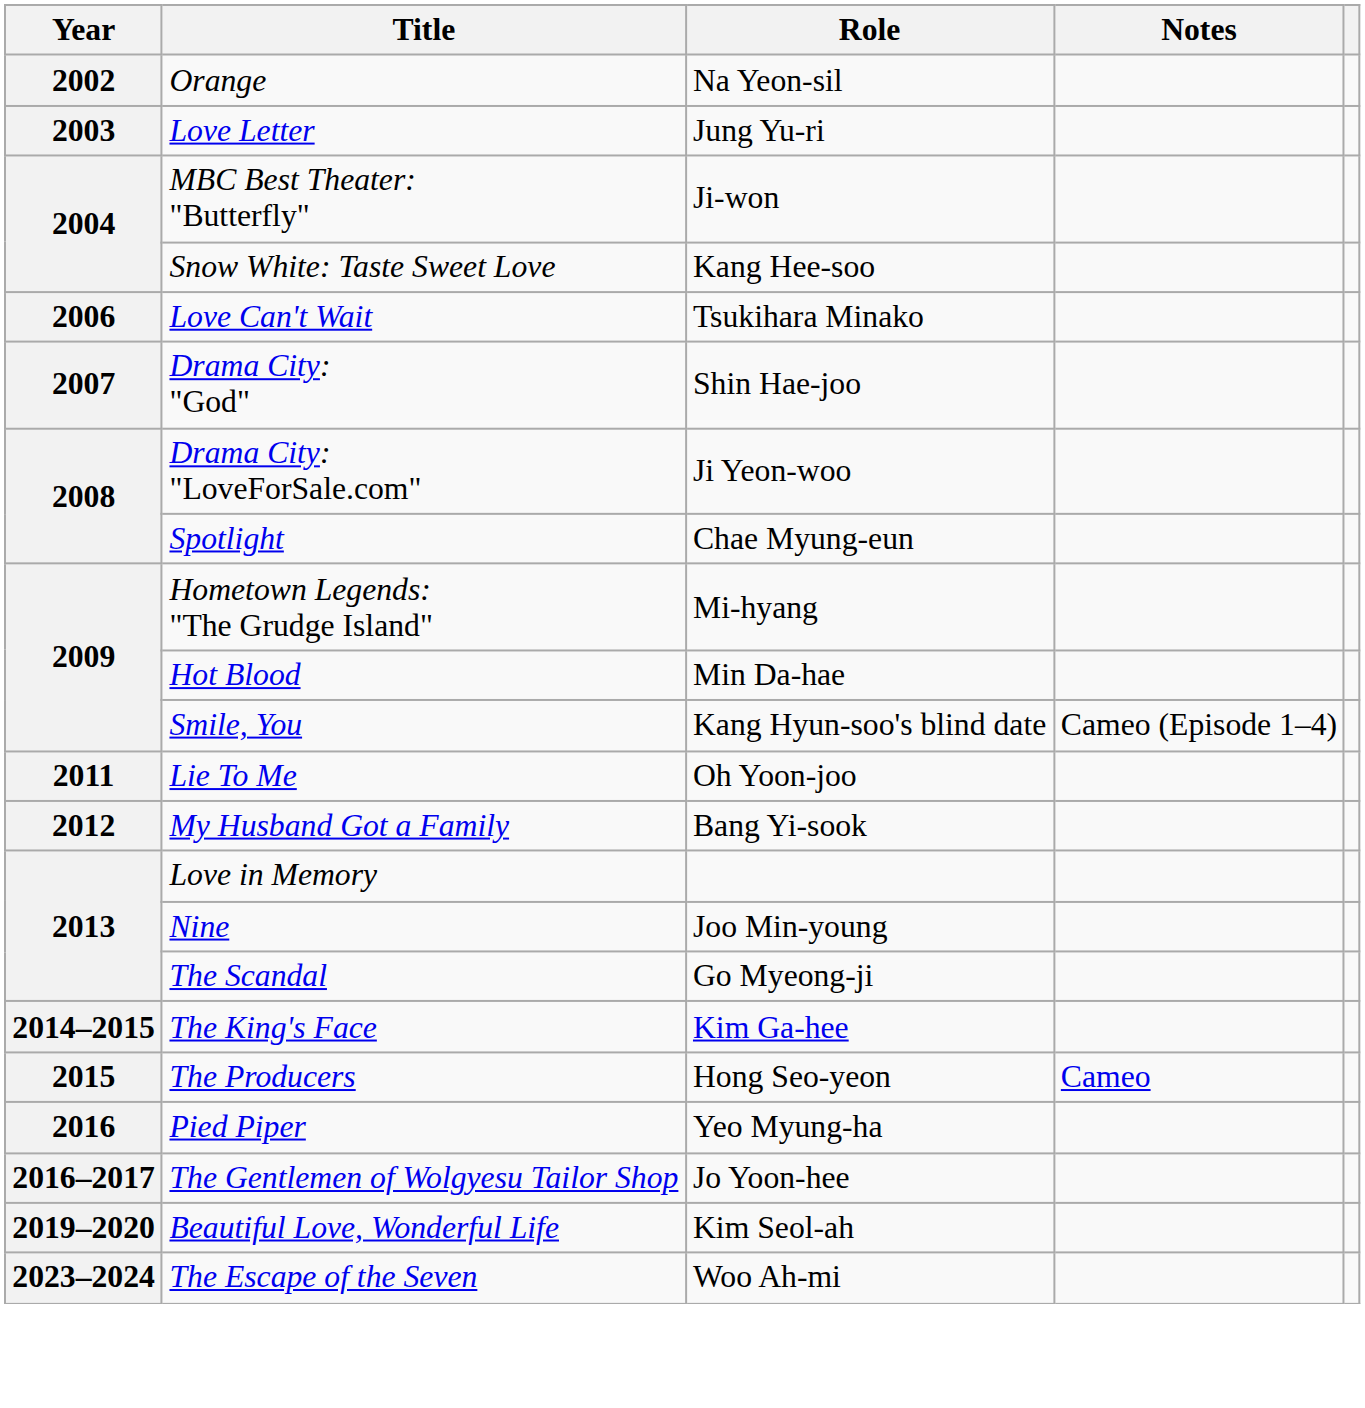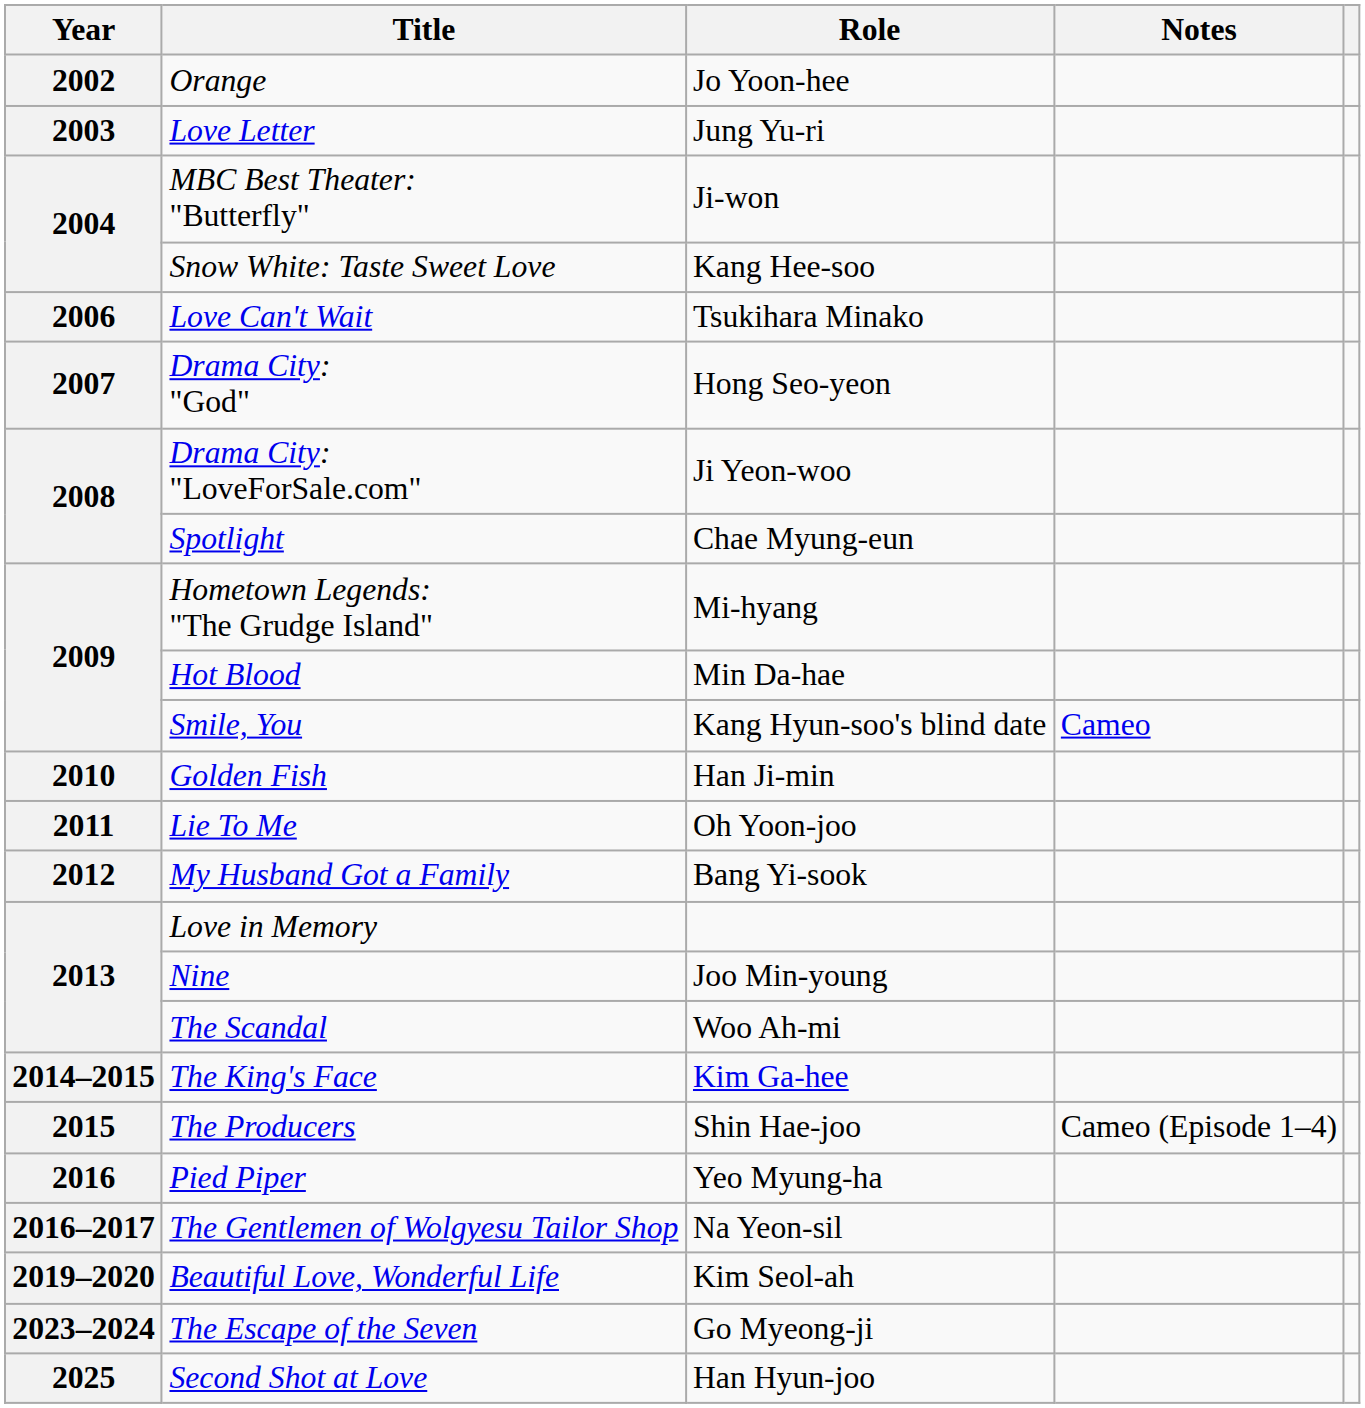(768, 79) Na Yeon-sil -> (771, 79) Jo Yoon-hee
(777, 384) Shin Hae-joo -> (792, 384) Hong Seo-yeon
(1199, 724) Cameo (Episode 1–4) -> (1106, 724) Cameo
+ row: (248, 775)
(783, 976) Go Myeong-ji -> (767, 1026) Woo Ah-mi
(792, 1076) Hong Seo-yeon -> (777, 1126) Shin Hae-joo
(1106, 1076) Cameo -> (1199, 1126) Cameo (Episode 1–4)
(771, 1177) Jo Yoon-hee -> (768, 1227) Na Yeon-sil
(767, 1277) Woo Ah-mi -> (783, 1327) Go Myeong-ji
+ row: (298, 1378)
